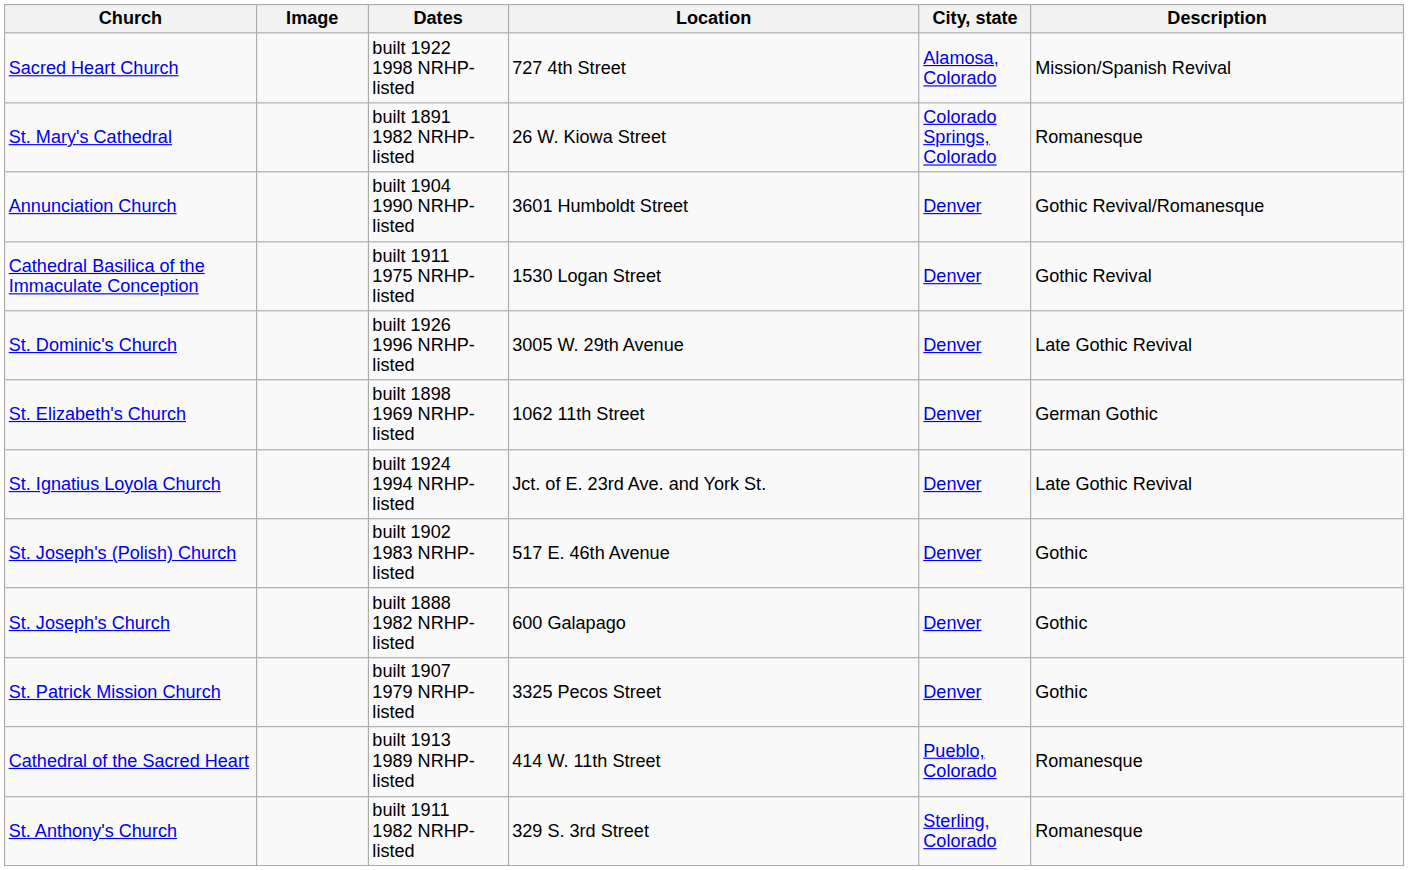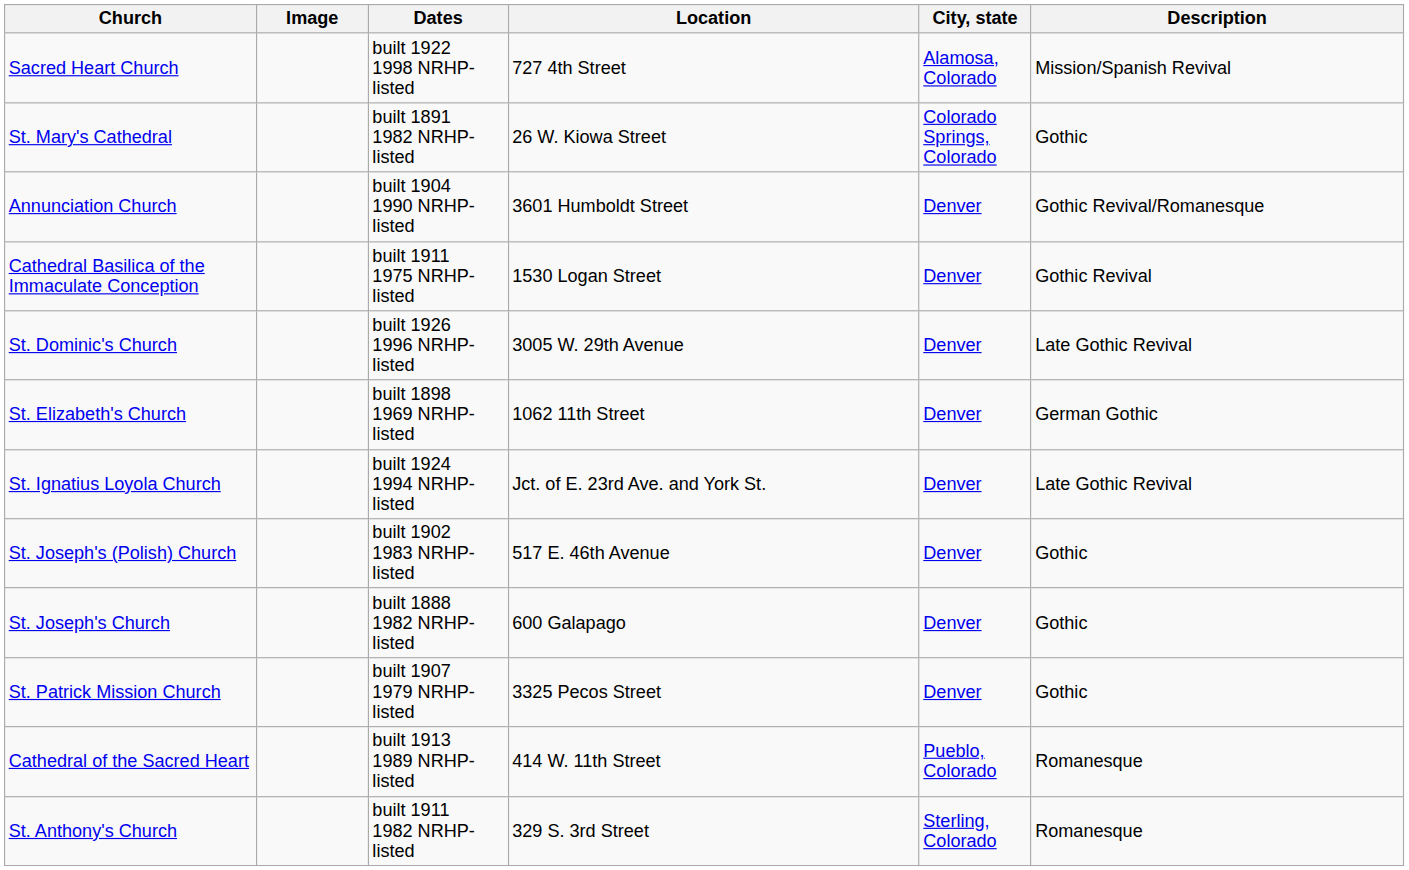(1089, 137) Romanesque -> (1061, 137) Gothic
